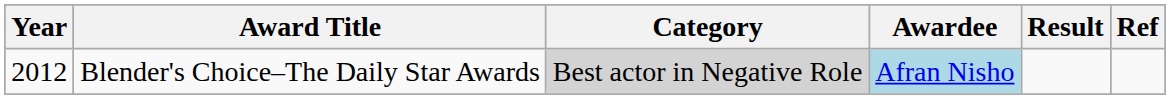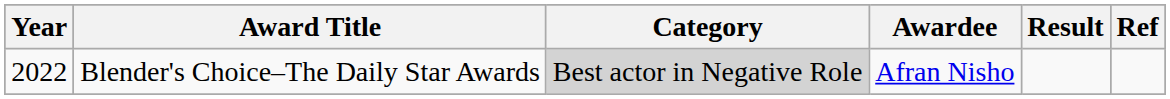(39, 71) 2012 -> (39, 71) 2022
(945, 71) lightblue background -> (945, 71) no background
